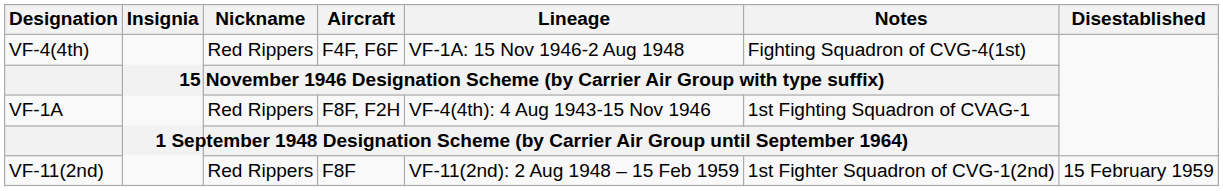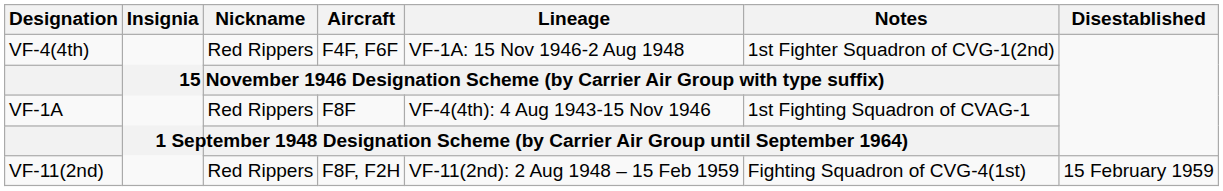(887, 49) Fighting Squadron of CVG-4(1st) -> (901, 49) 1st Fighter Squadron of CVG-1(2nd)
(361, 110) F8F, F2H -> (339, 110) F8F
(339, 170) F8F -> (361, 170) F8F, F2H
(901, 170) 1st Fighter Squadron of CVG-1(2nd) -> (887, 170) Fighting Squadron of CVG-4(1st)
